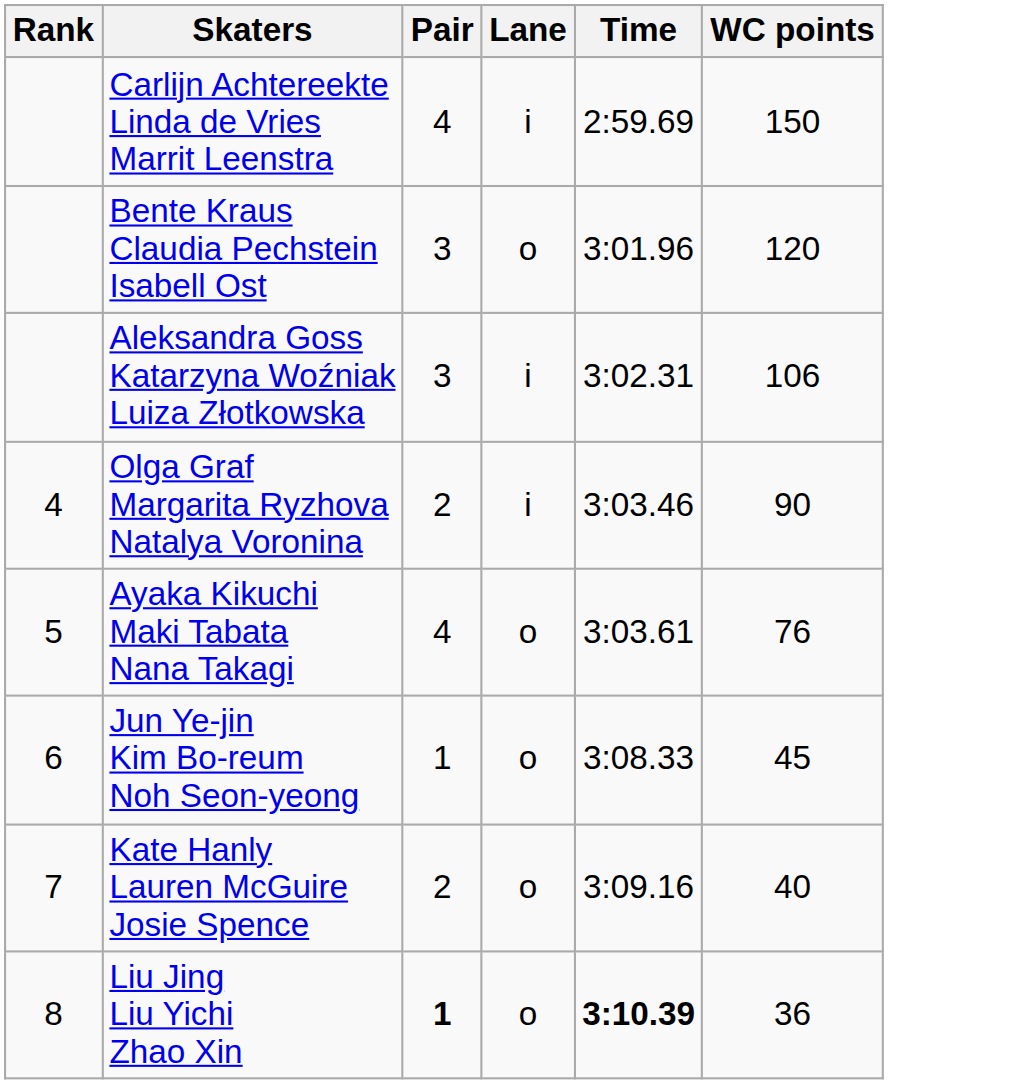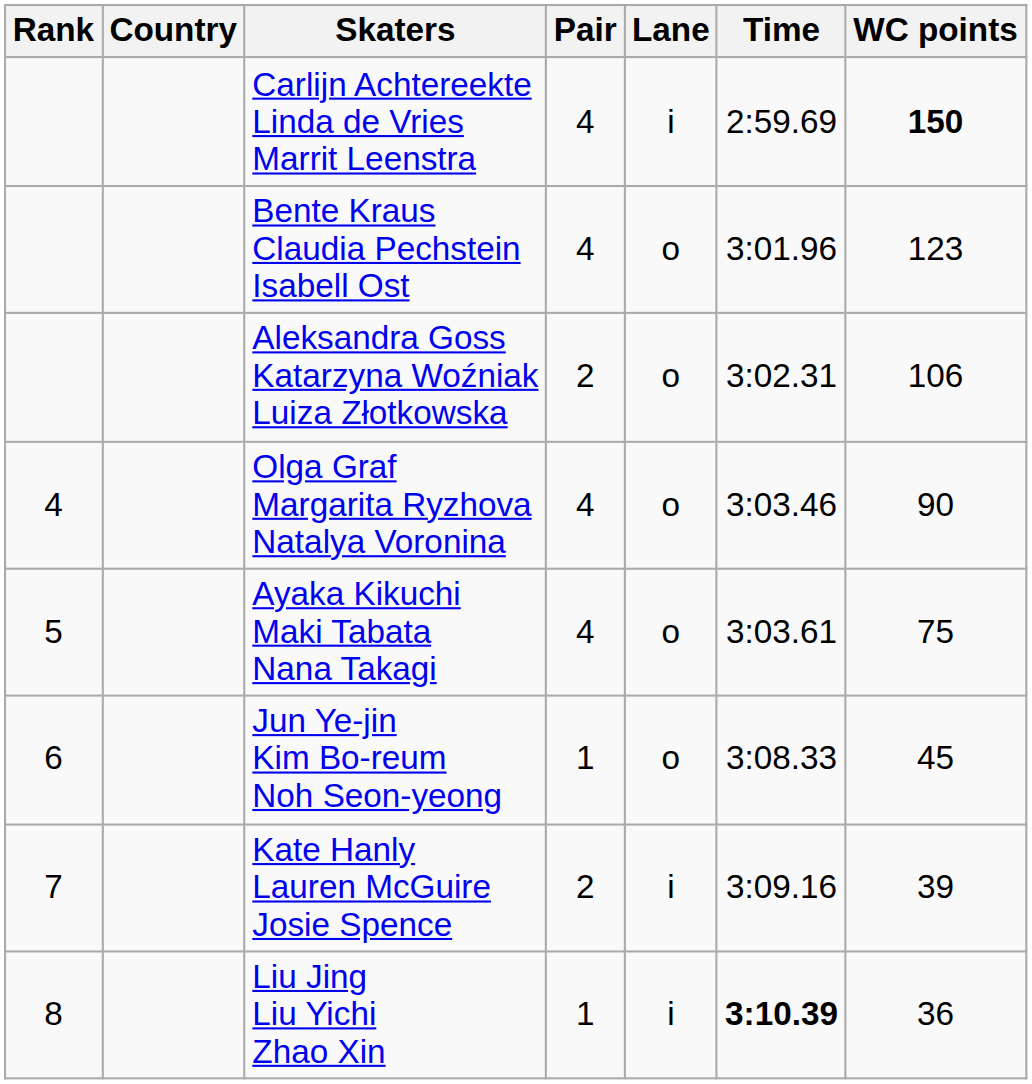+ column: (173, 30)
(793, 121) normal -> (935, 121) bold
(442, 248) 3 -> (585, 248) 4
(793, 248) 120 -> (935, 248) 123
(442, 376) 3 -> (585, 376) 2
(528, 376) i -> (671, 376) o
(442, 504) 2 -> (585, 504) 4
(528, 504) i -> (671, 504) o
(793, 631) 76 -> (935, 631) 75
(528, 887) o -> (671, 887) i
(793, 887) 40 -> (935, 887) 39
(442, 1014) bold -> (585, 1014) normal
(528, 1014) o -> (671, 1014) i
